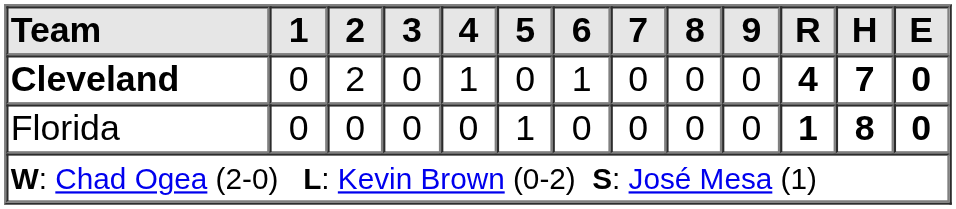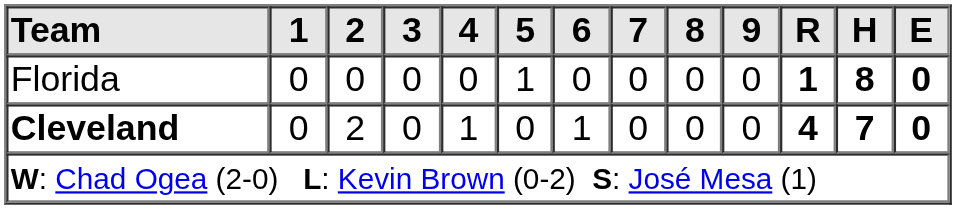rows swapped: (95, 79) <-> (65, 128)
